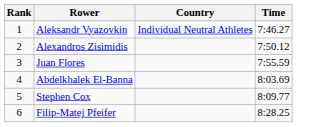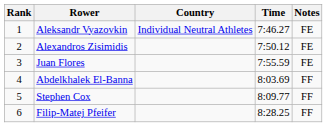+ column: (307, 12)
